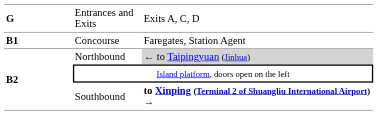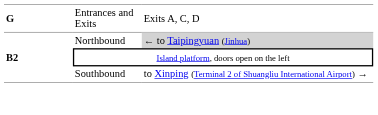- row: (97, 40)
(257, 96) bold -> (256, 74) normal
